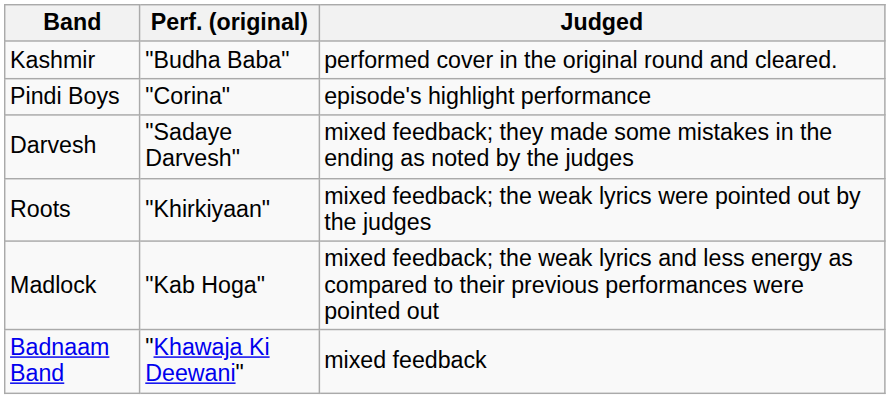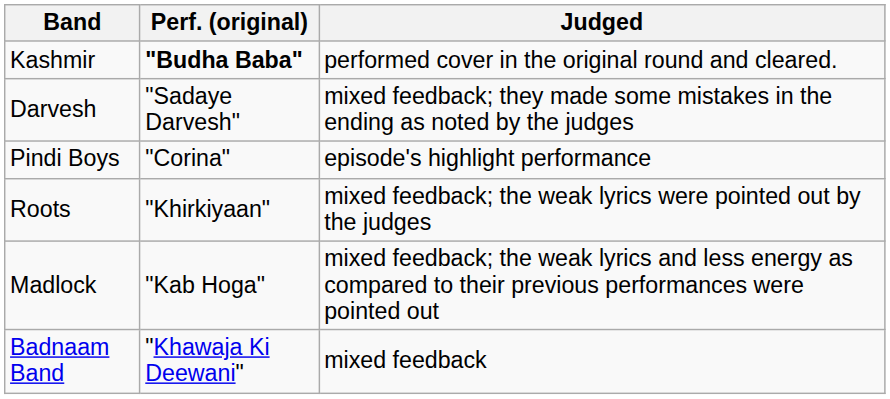(217, 59) normal -> (224, 59) bold
rows swapped: (53, 146) <-> (65, 96)
